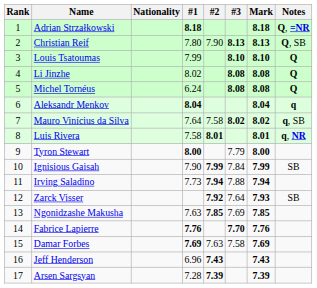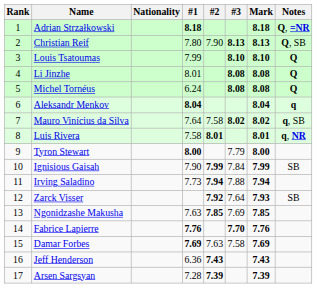(193, 74) 8.02 -> (193, 74) 8.01
(193, 259) 6.96 -> (193, 259) 6.36
